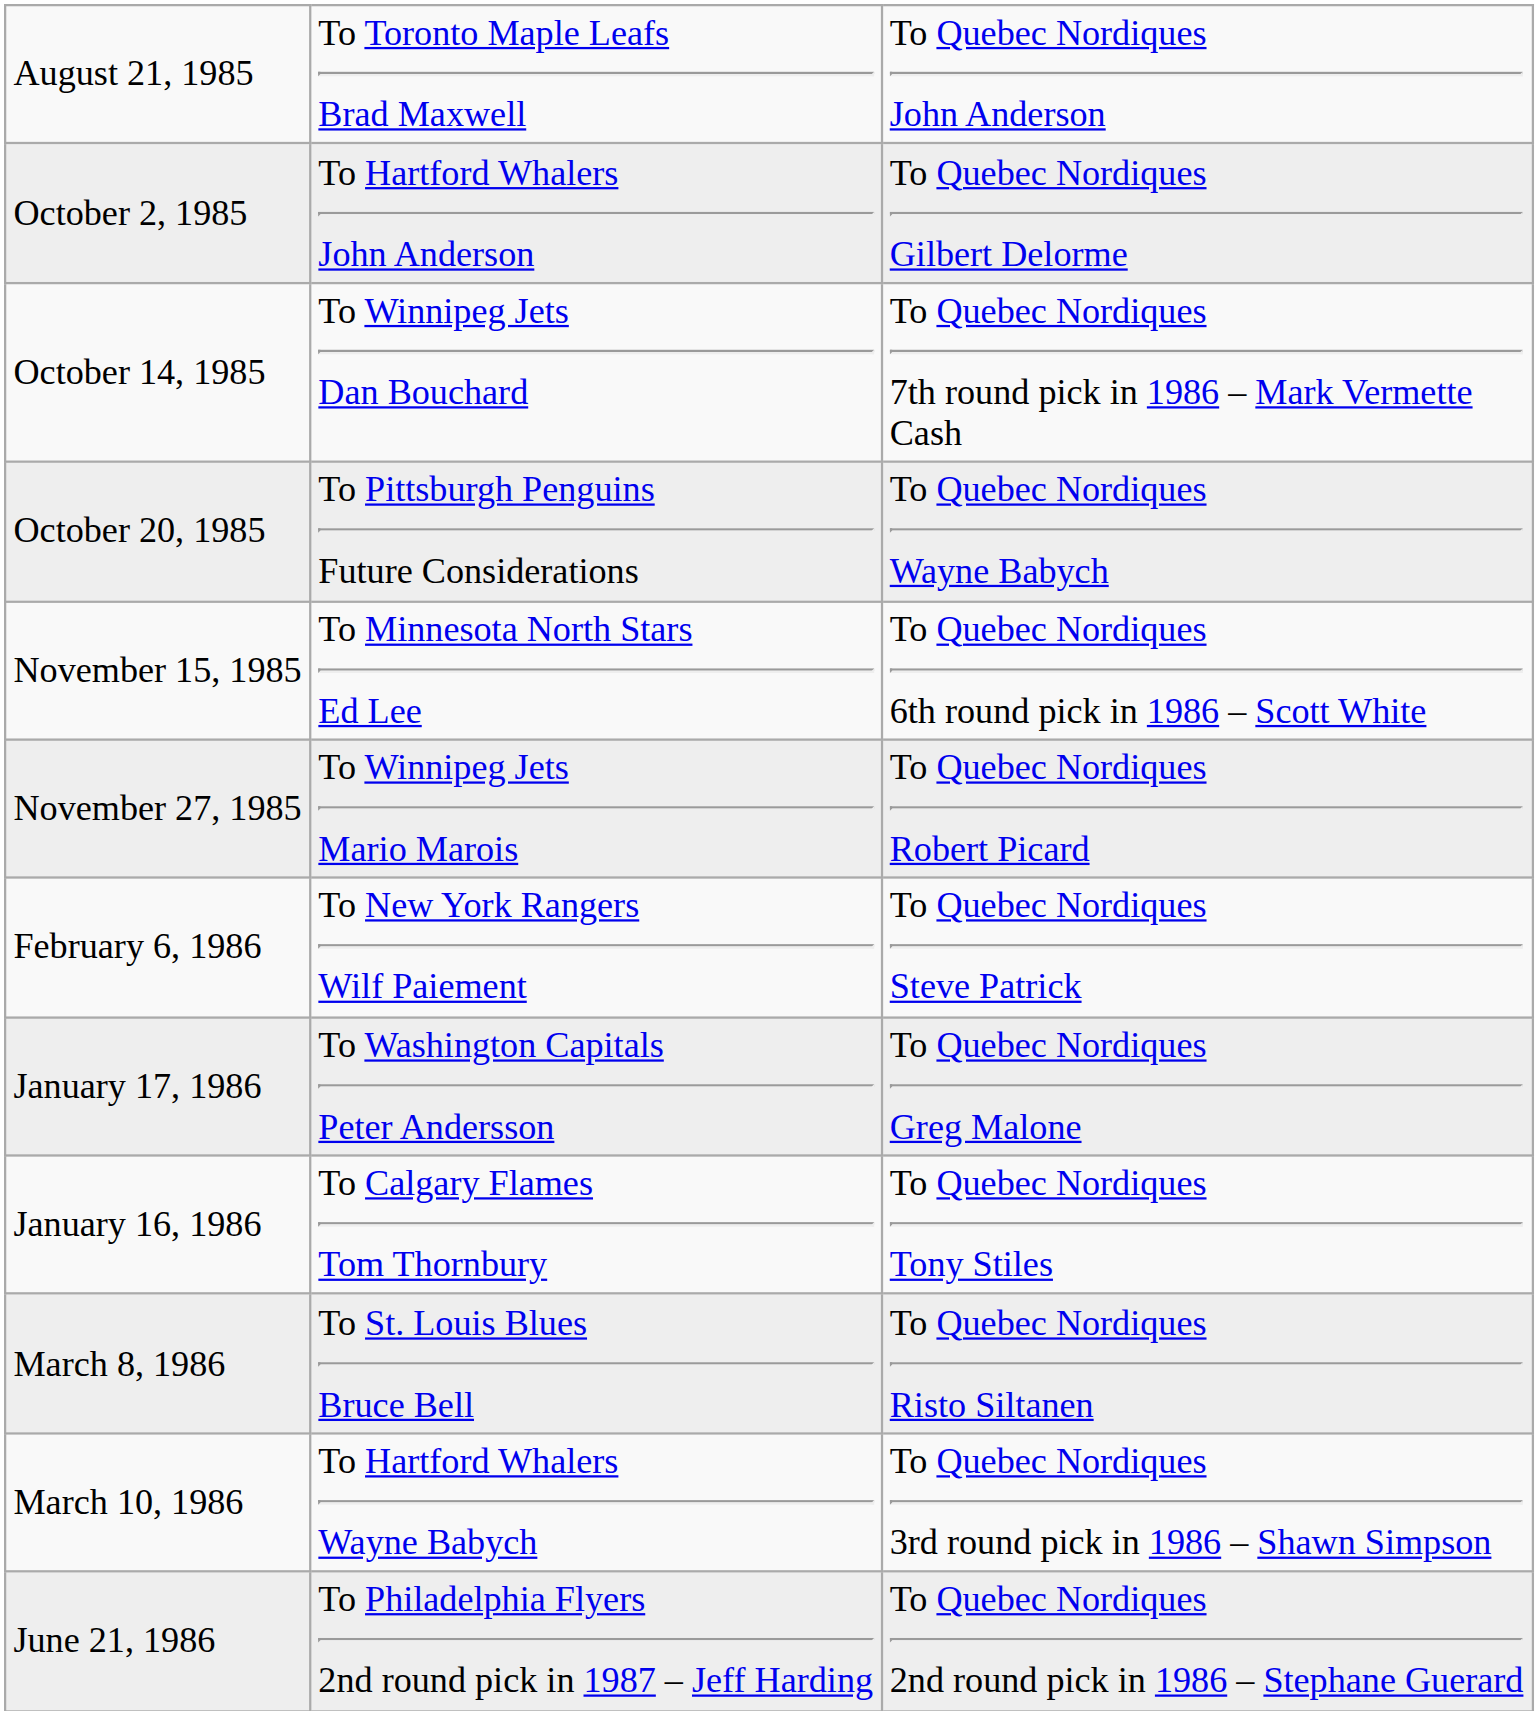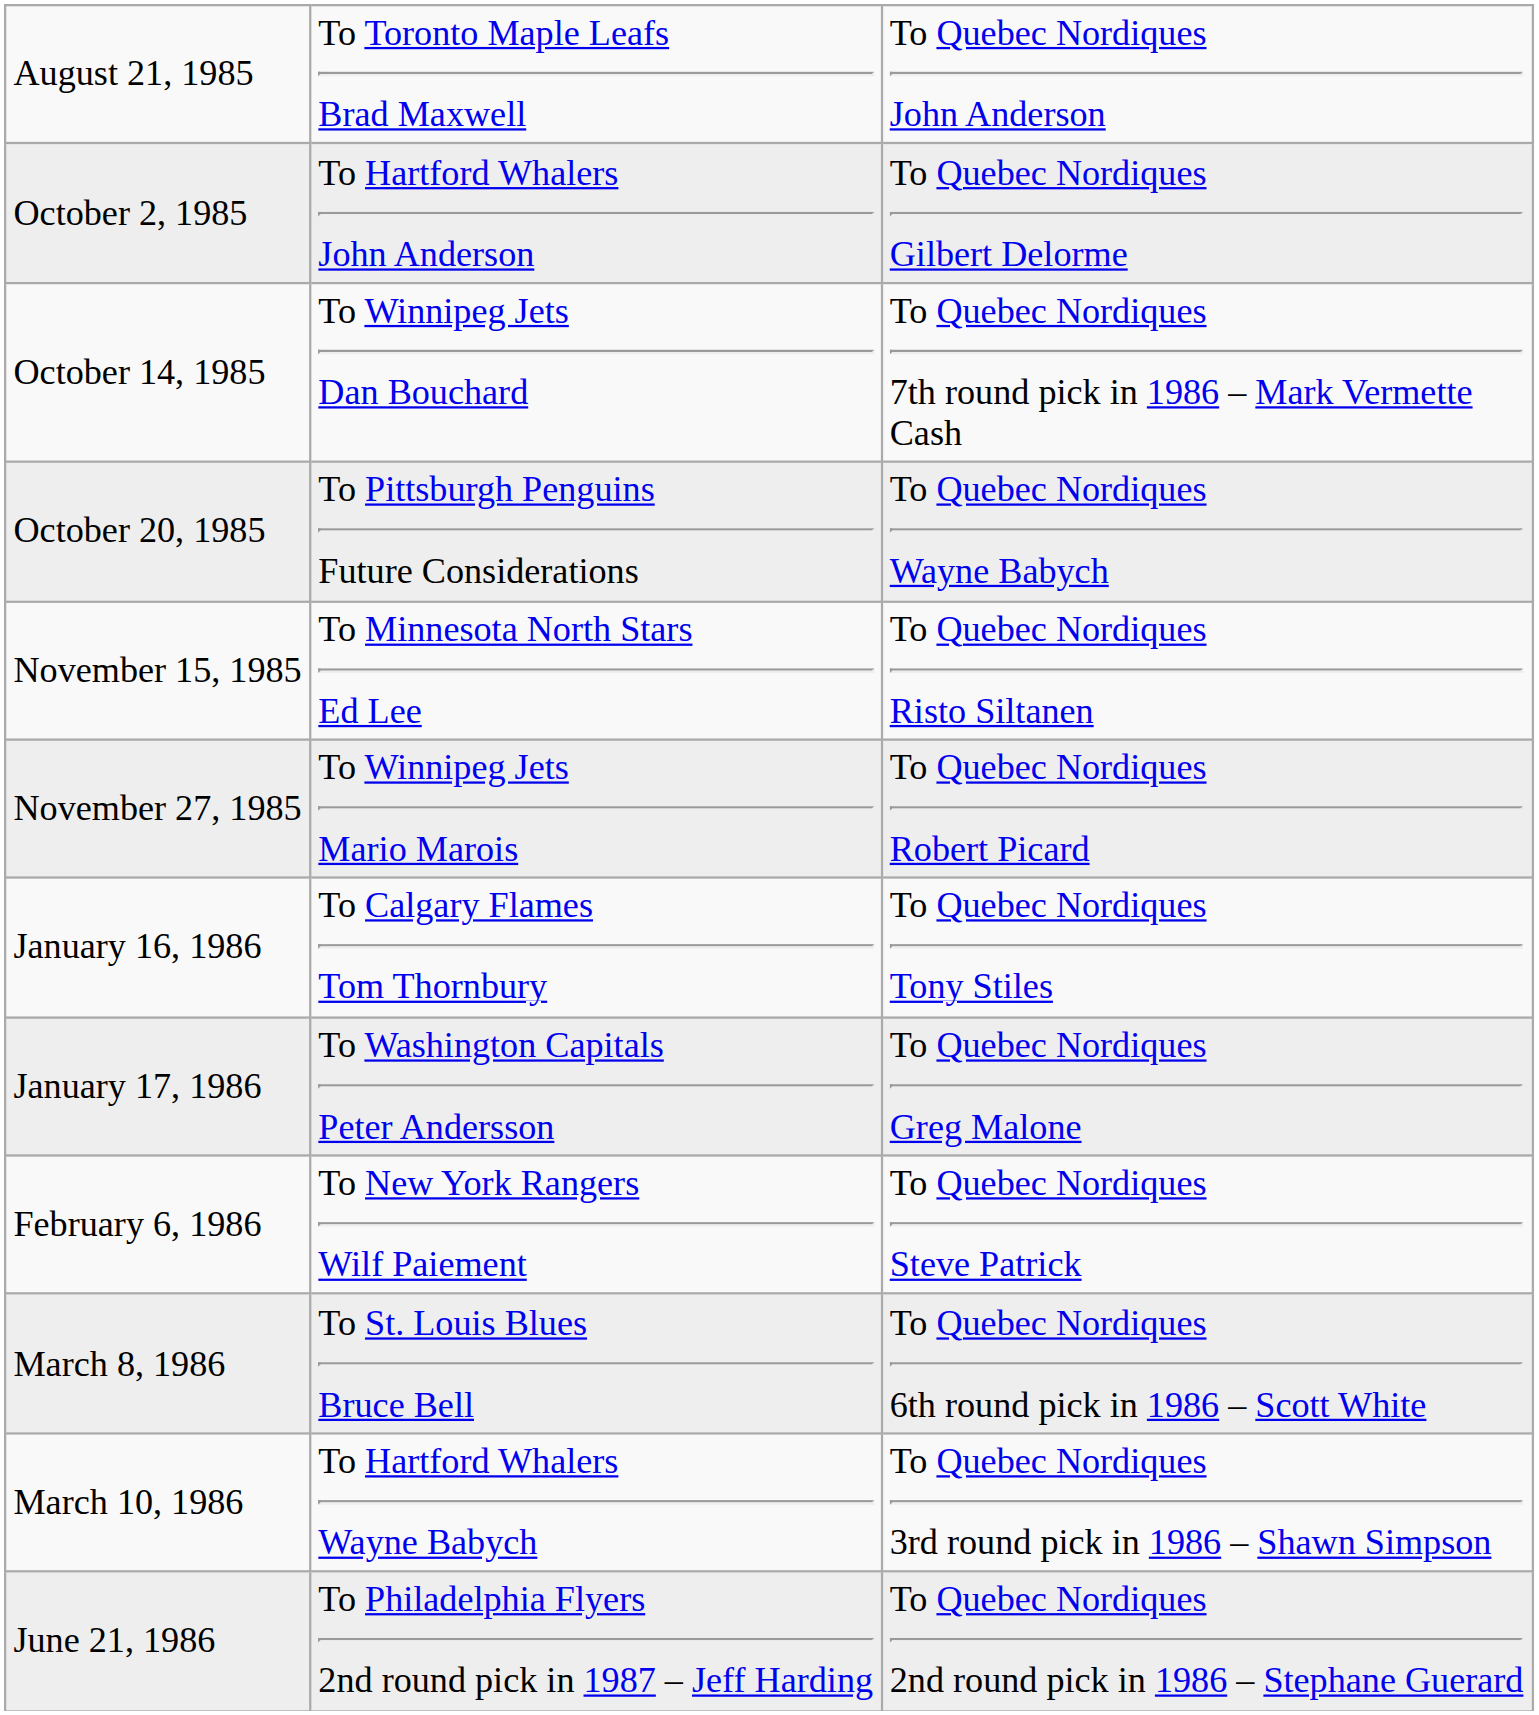(1207, 669) To Quebec Nordiques 6th round pick in 1986 – Scott White -> (1207, 669) To Quebec Nordiques Risto Siltanen
rows swapped: (137, 1224) <-> (137, 946)
(1207, 1362) To Quebec Nordiques Risto Siltanen -> (1207, 1362) To Quebec Nordiques 6th round pick in 1986 – Scott White
